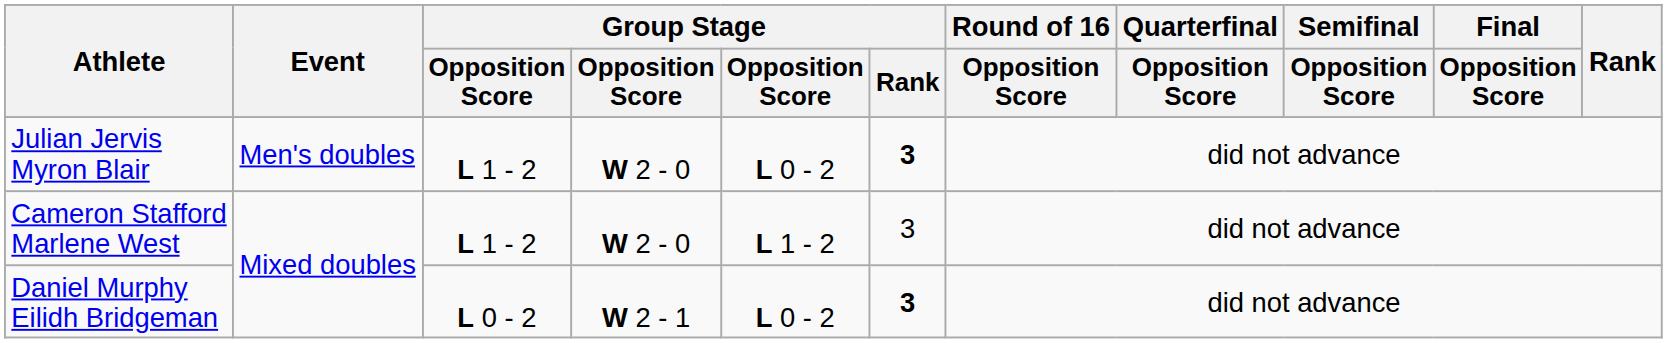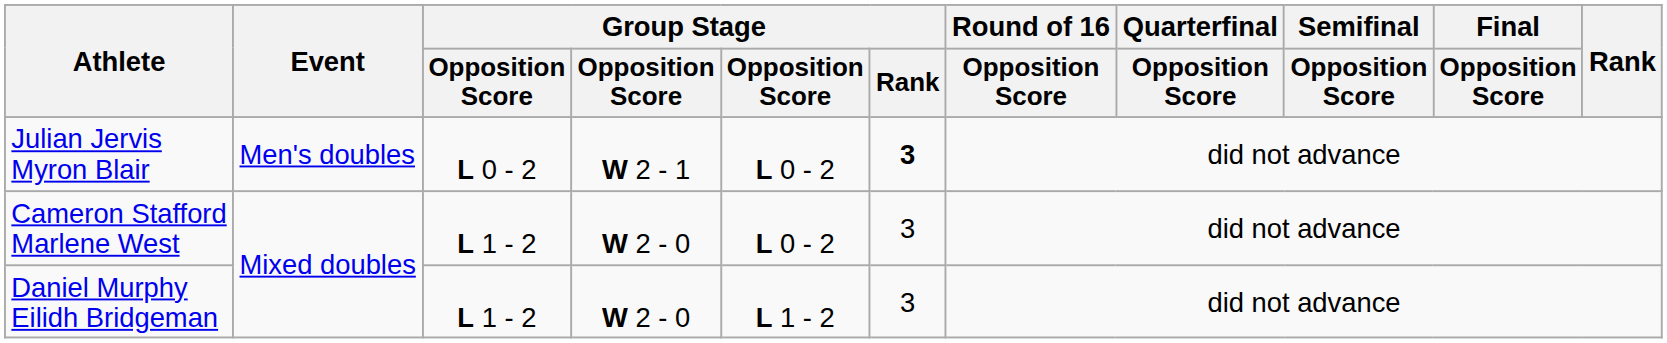(497, 170) L 1 - 2 -> (497, 170) L 0 - 2
(646, 170) W 2 - 0 -> (646, 170) W 2 - 1
(795, 243) L 1 - 2 -> (795, 243) L 0 - 2
(497, 317) L 0 - 2 -> (497, 317) L 1 - 2
(646, 317) W 2 - 1 -> (646, 317) W 2 - 0
(795, 317) L 0 - 2 -> (795, 317) L 1 - 2
(908, 302) bold -> (908, 302) normal
